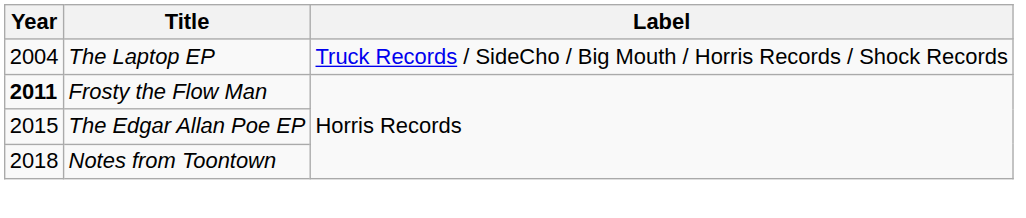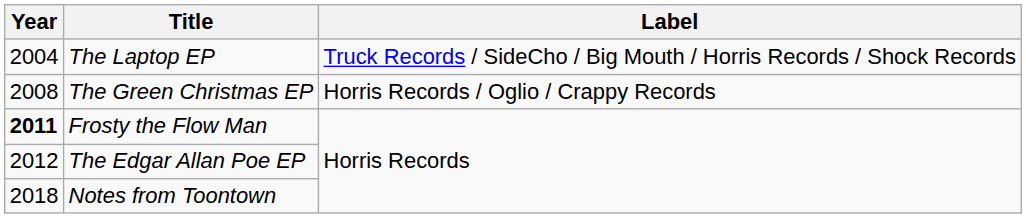+ row: (191, 91)
(34, 126) 2015 -> (34, 160) 2012
